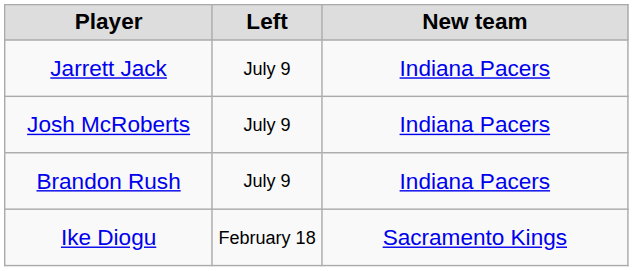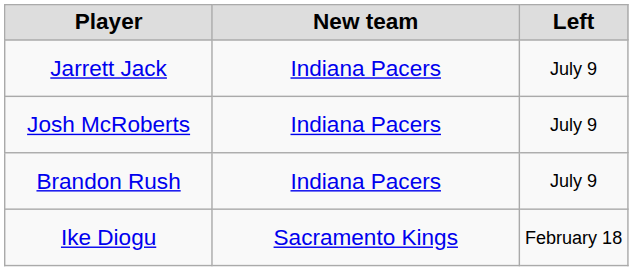columns swapped: (267, 22) <-> (475, 22)
